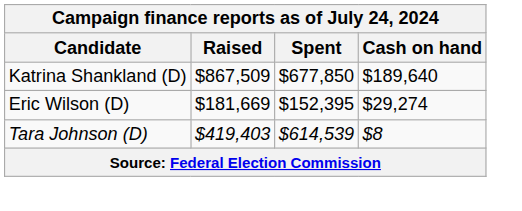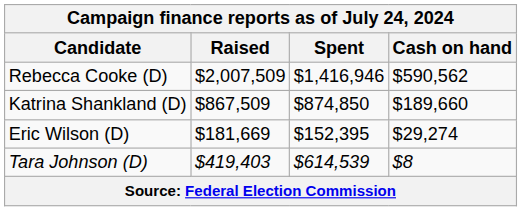+ row: (88, 76)
(316, 76) $677,850 -> (331, 104) $874,850
(400, 76) $189,640 -> (430, 104) $189,660
